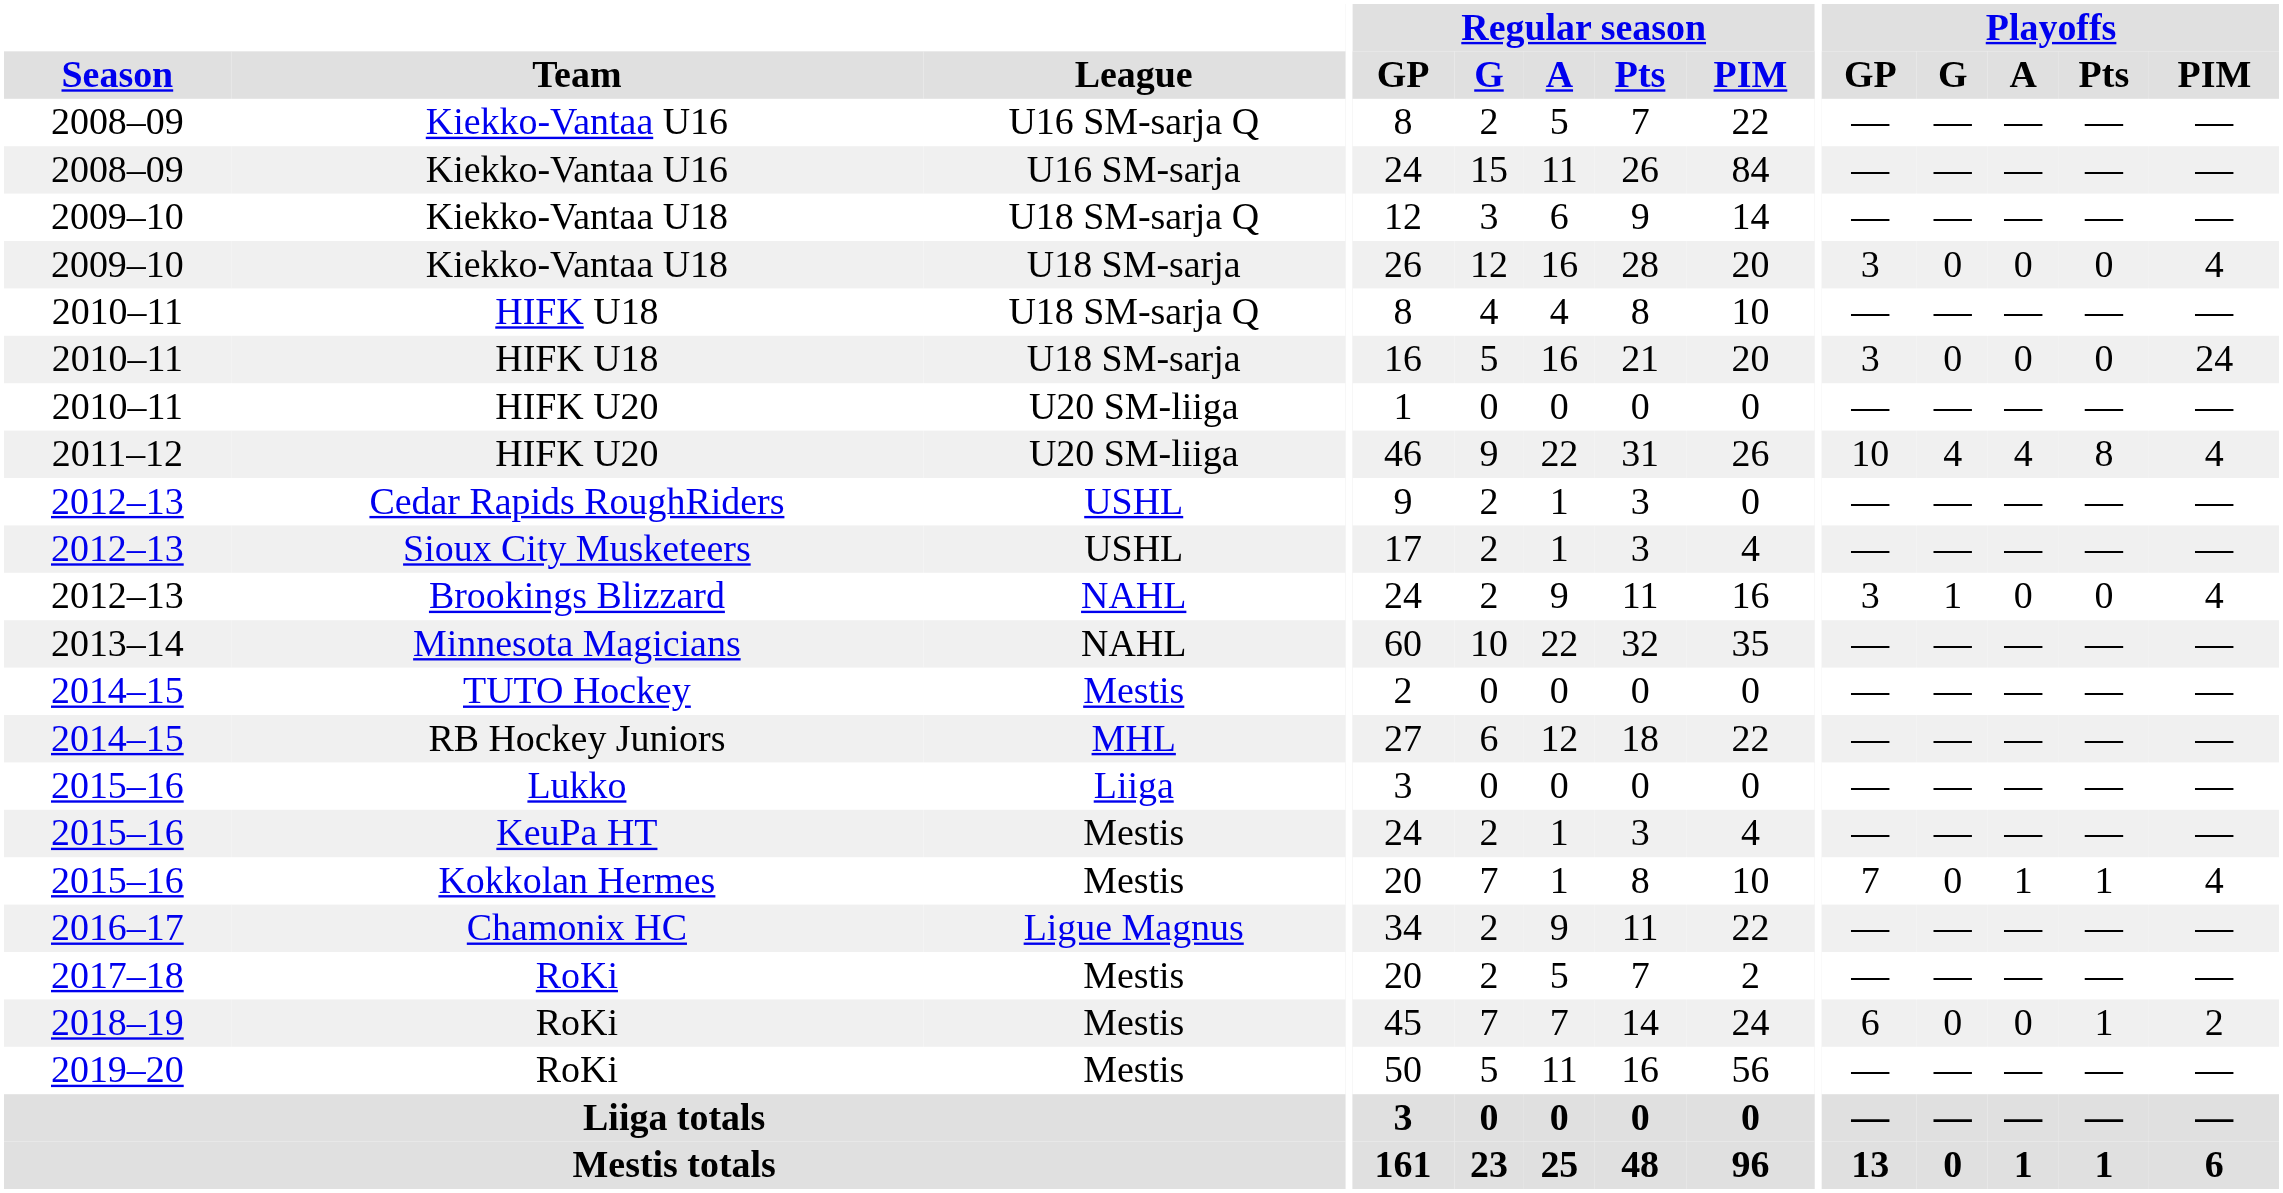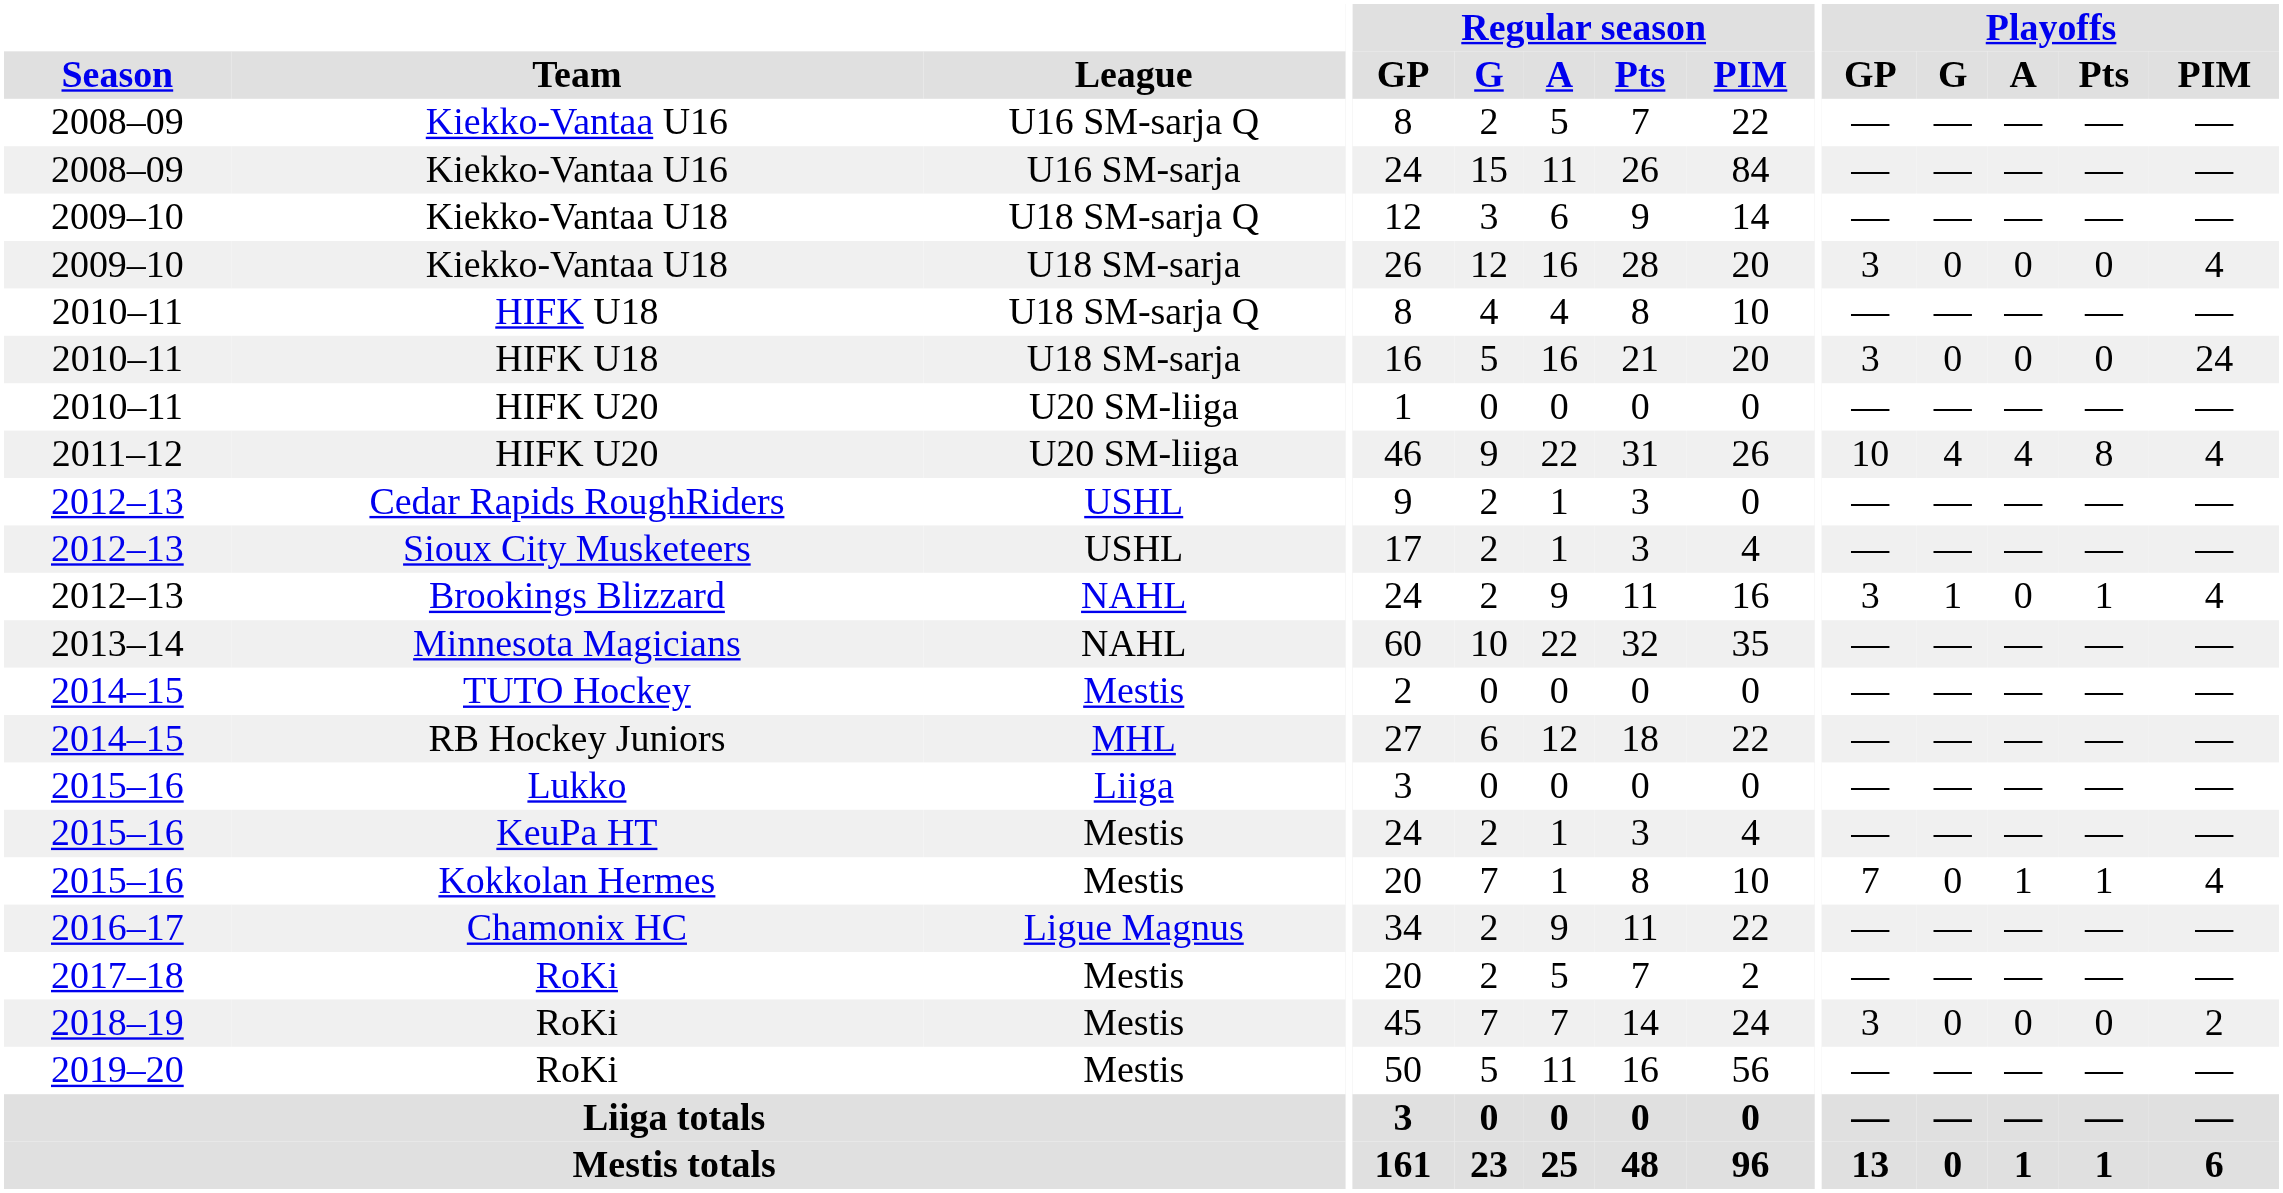(2104, 595) 0 -> (2104, 595) 1
(1870, 1022) 6 -> (1870, 1022) 3
(2104, 1022) 1 -> (2104, 1022) 0
